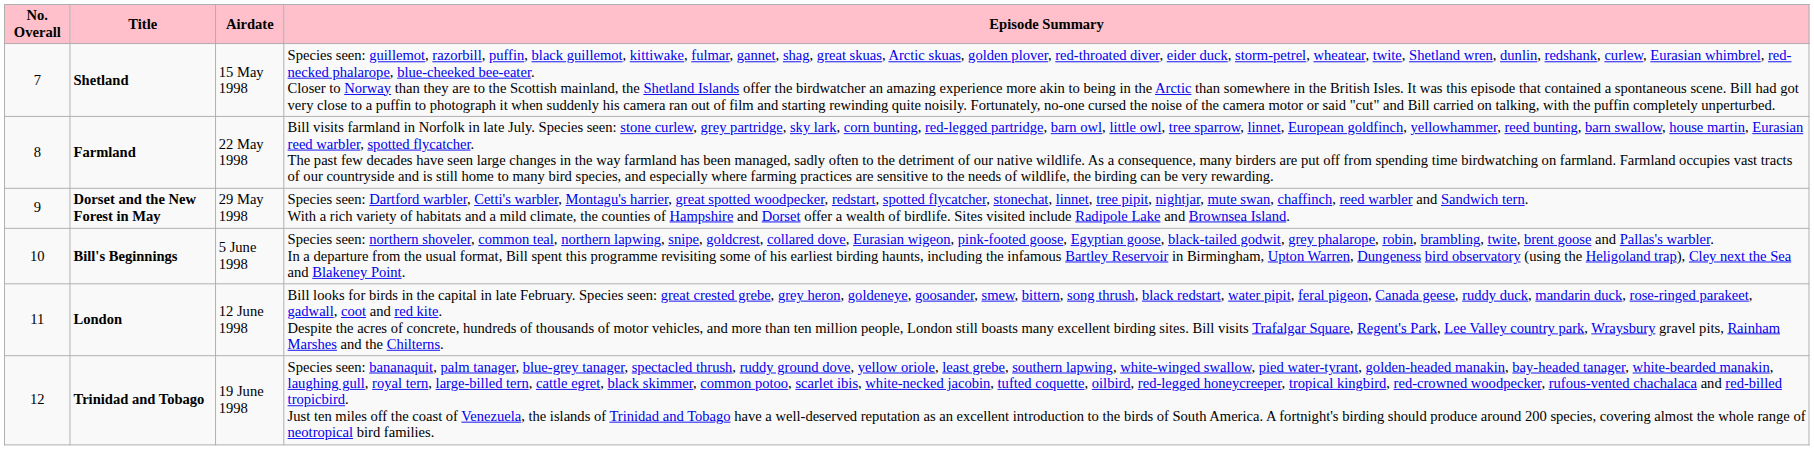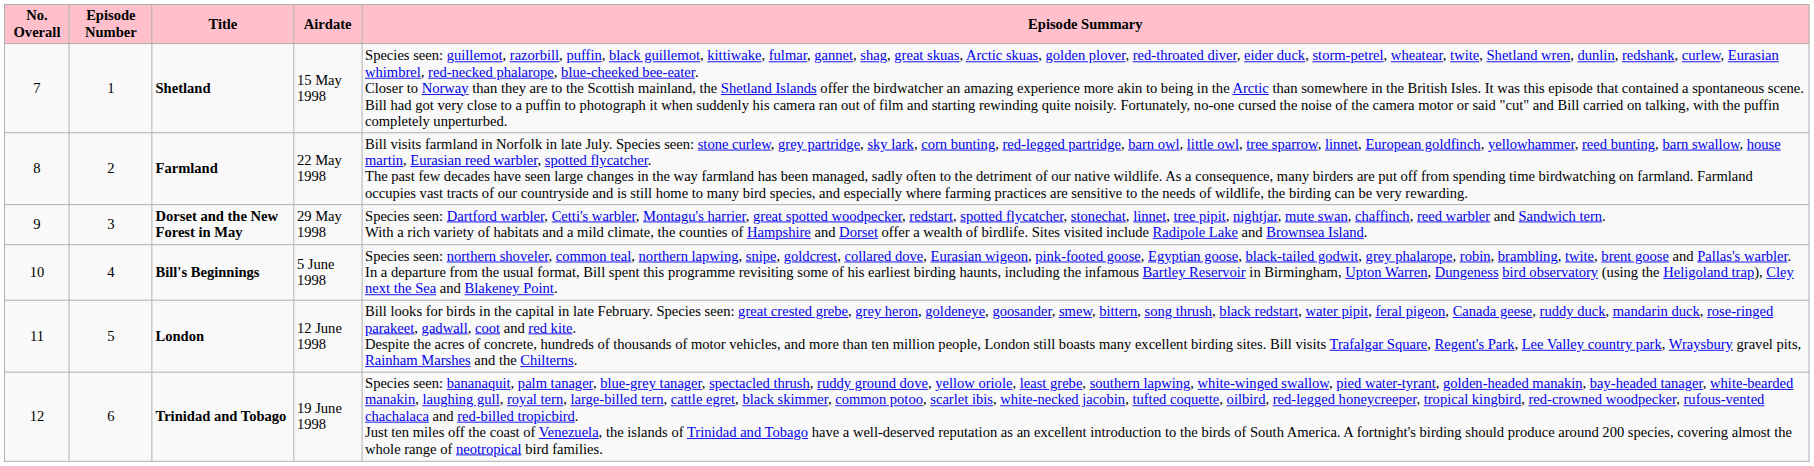+ column: (111, 24)
